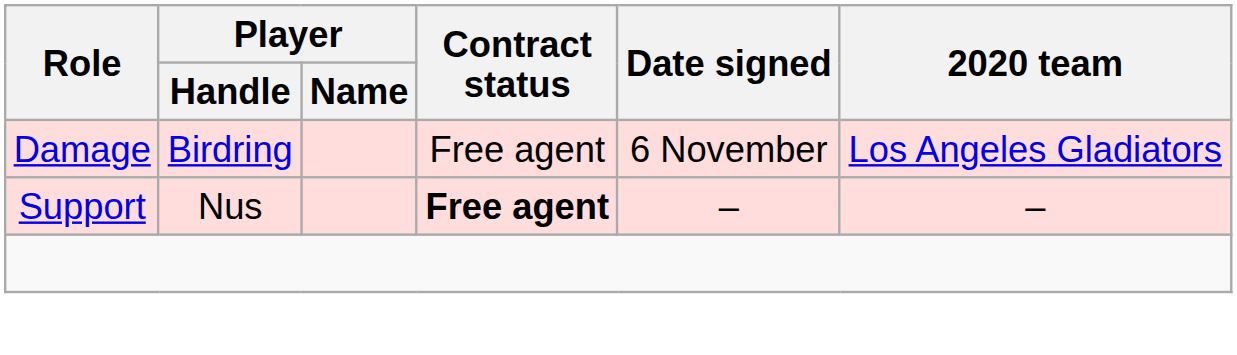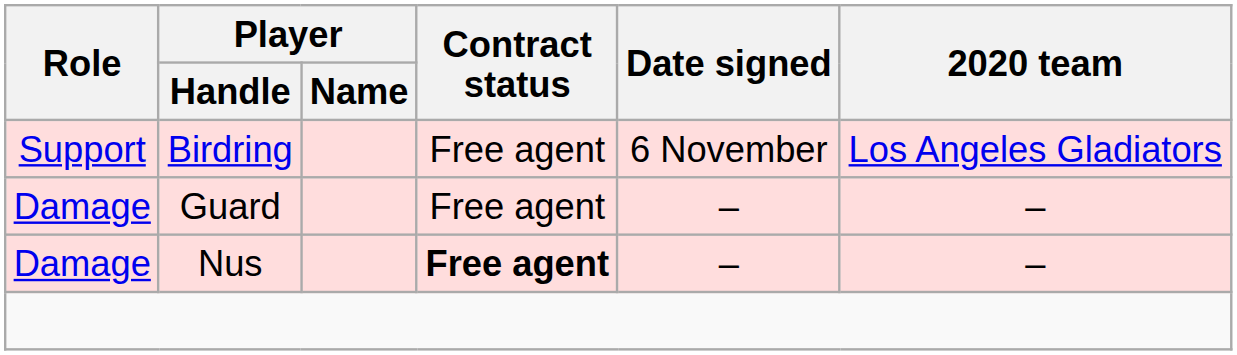(82, 149) Damage -> (82, 149) Support
+ row: (230, 207)
(82, 207) Support -> (82, 264) Damage
